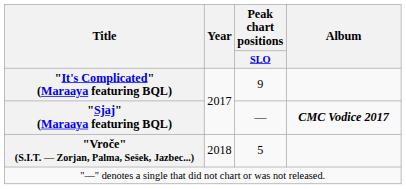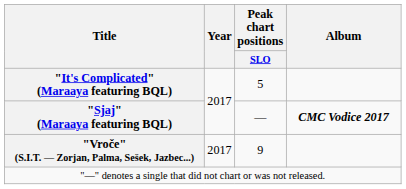(260, 84) 9 -> (260, 84) 5
(220, 150) 2018 -> (220, 150) 2017
(260, 150) 5 -> (260, 150) 9
